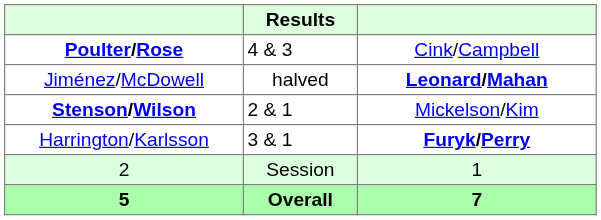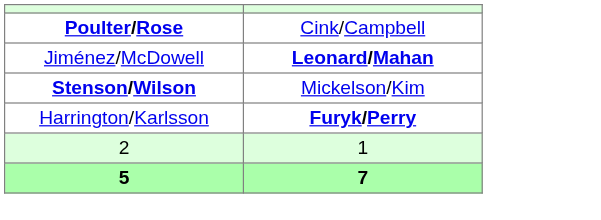- column: (300, 19)
